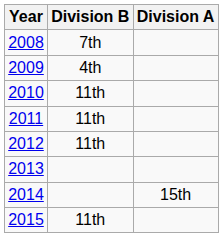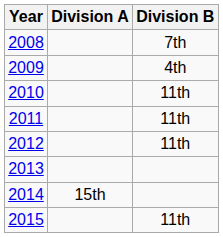columns swapped: (176, 17) <-> (90, 17)
